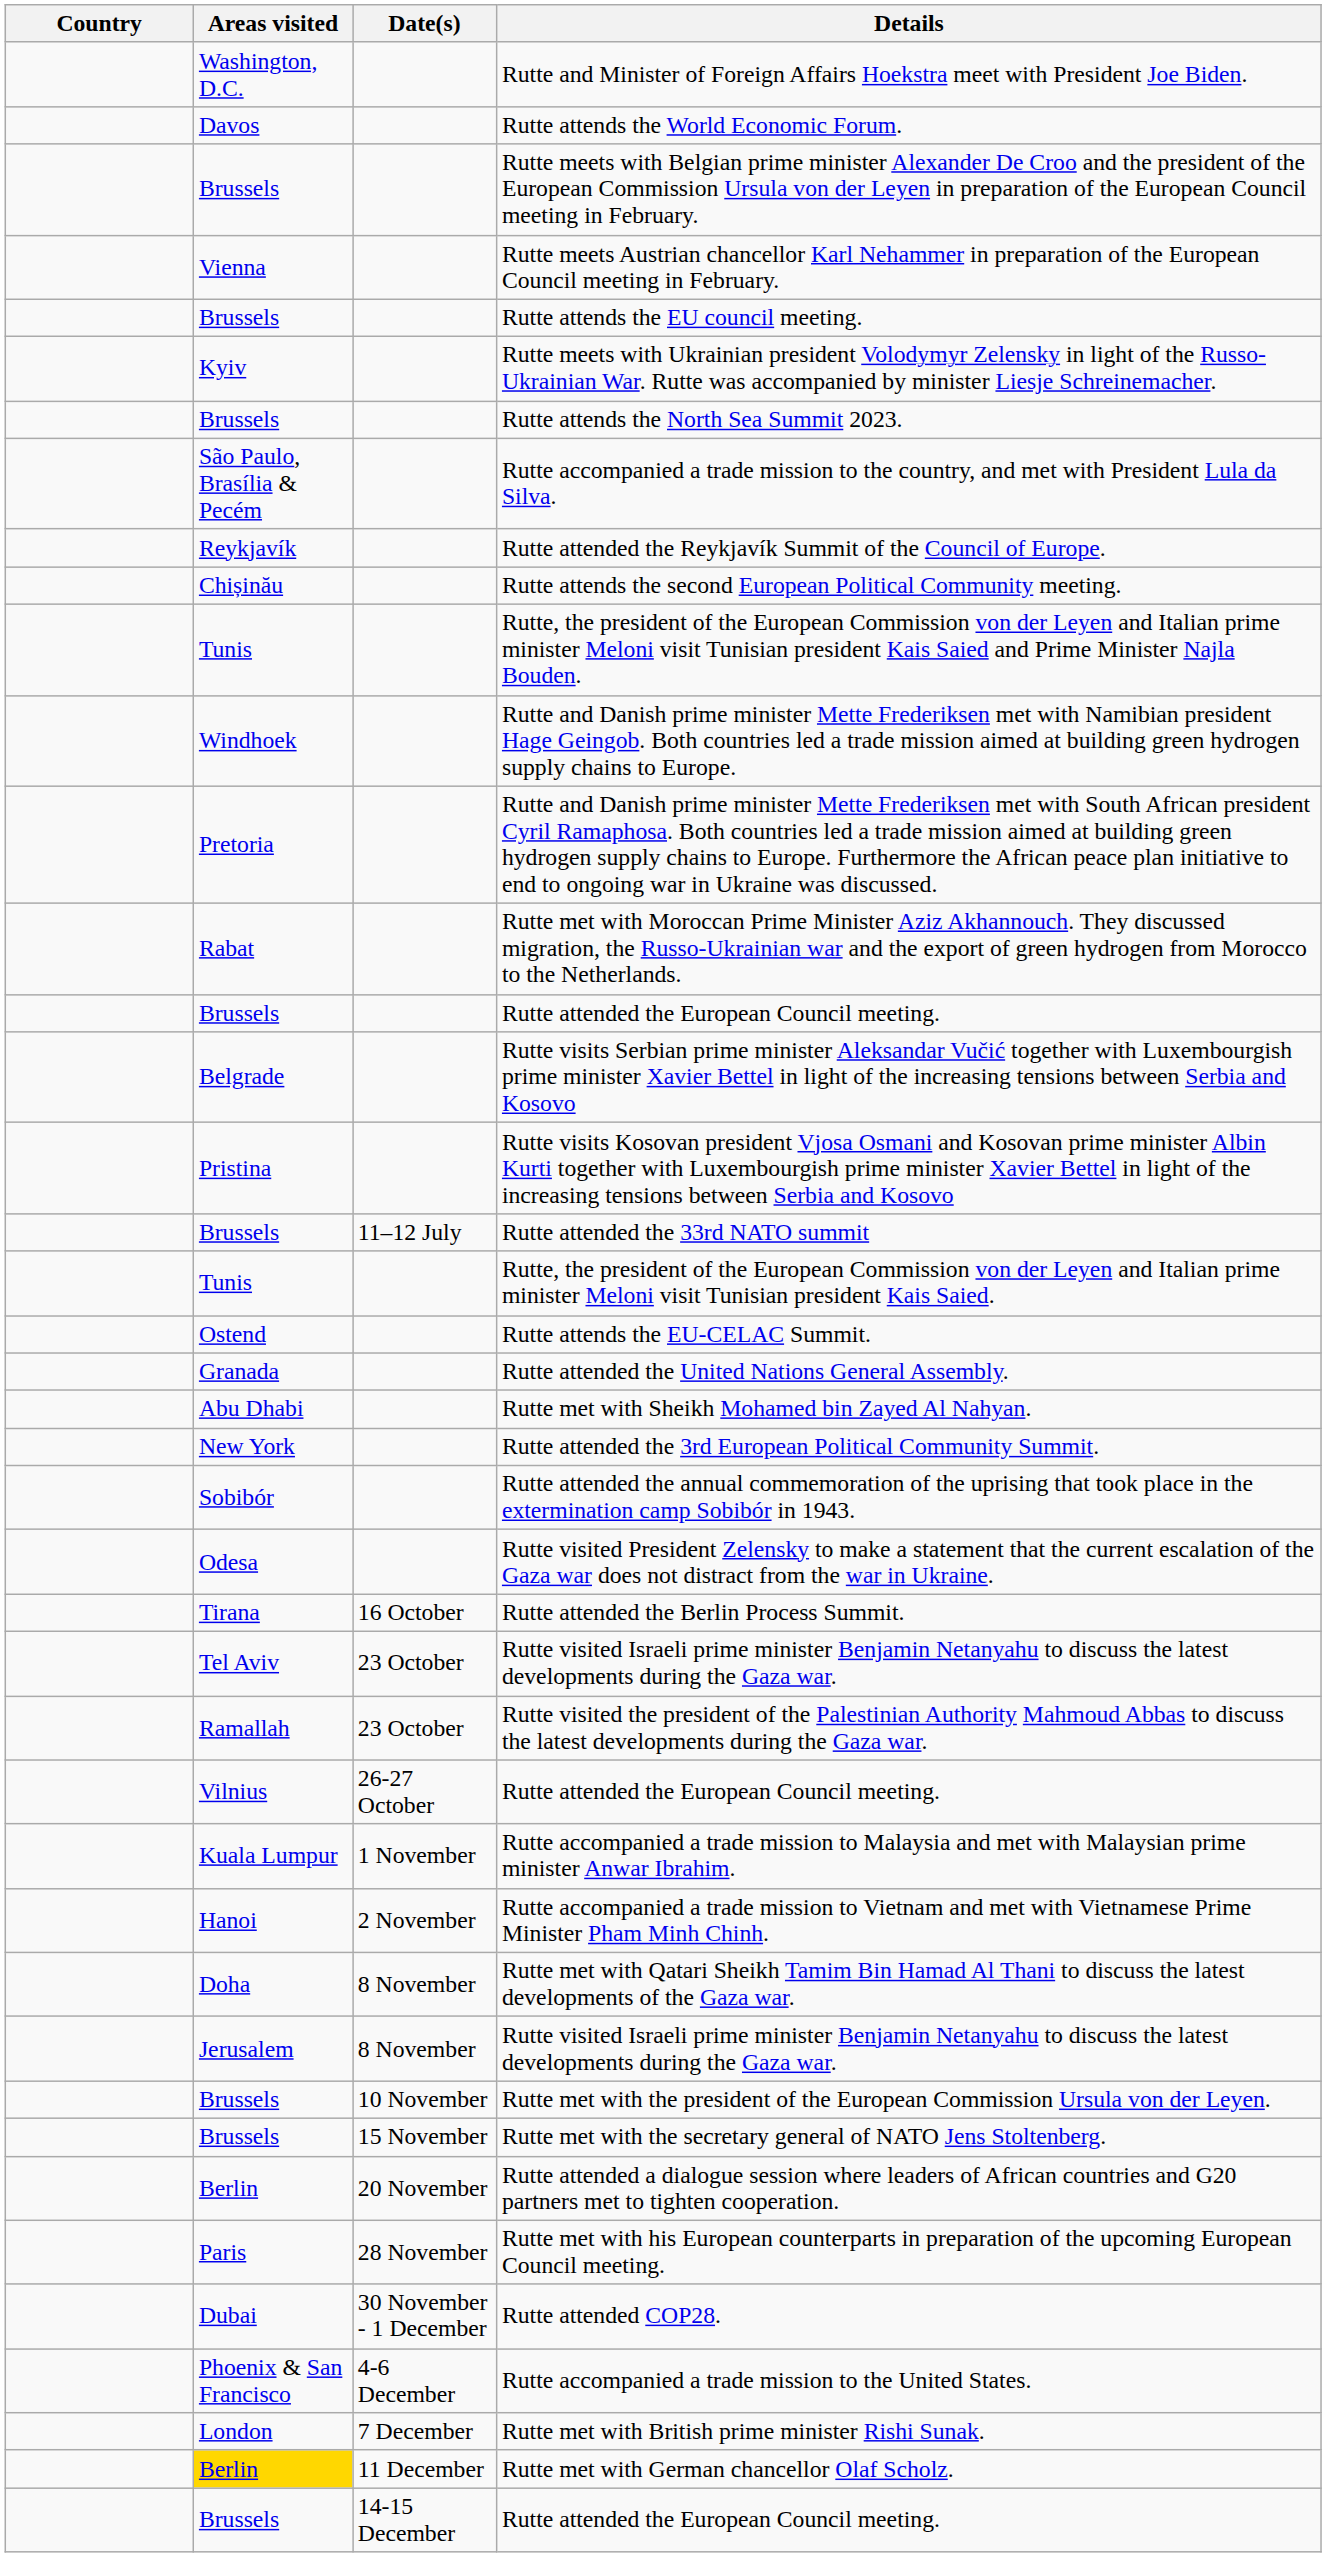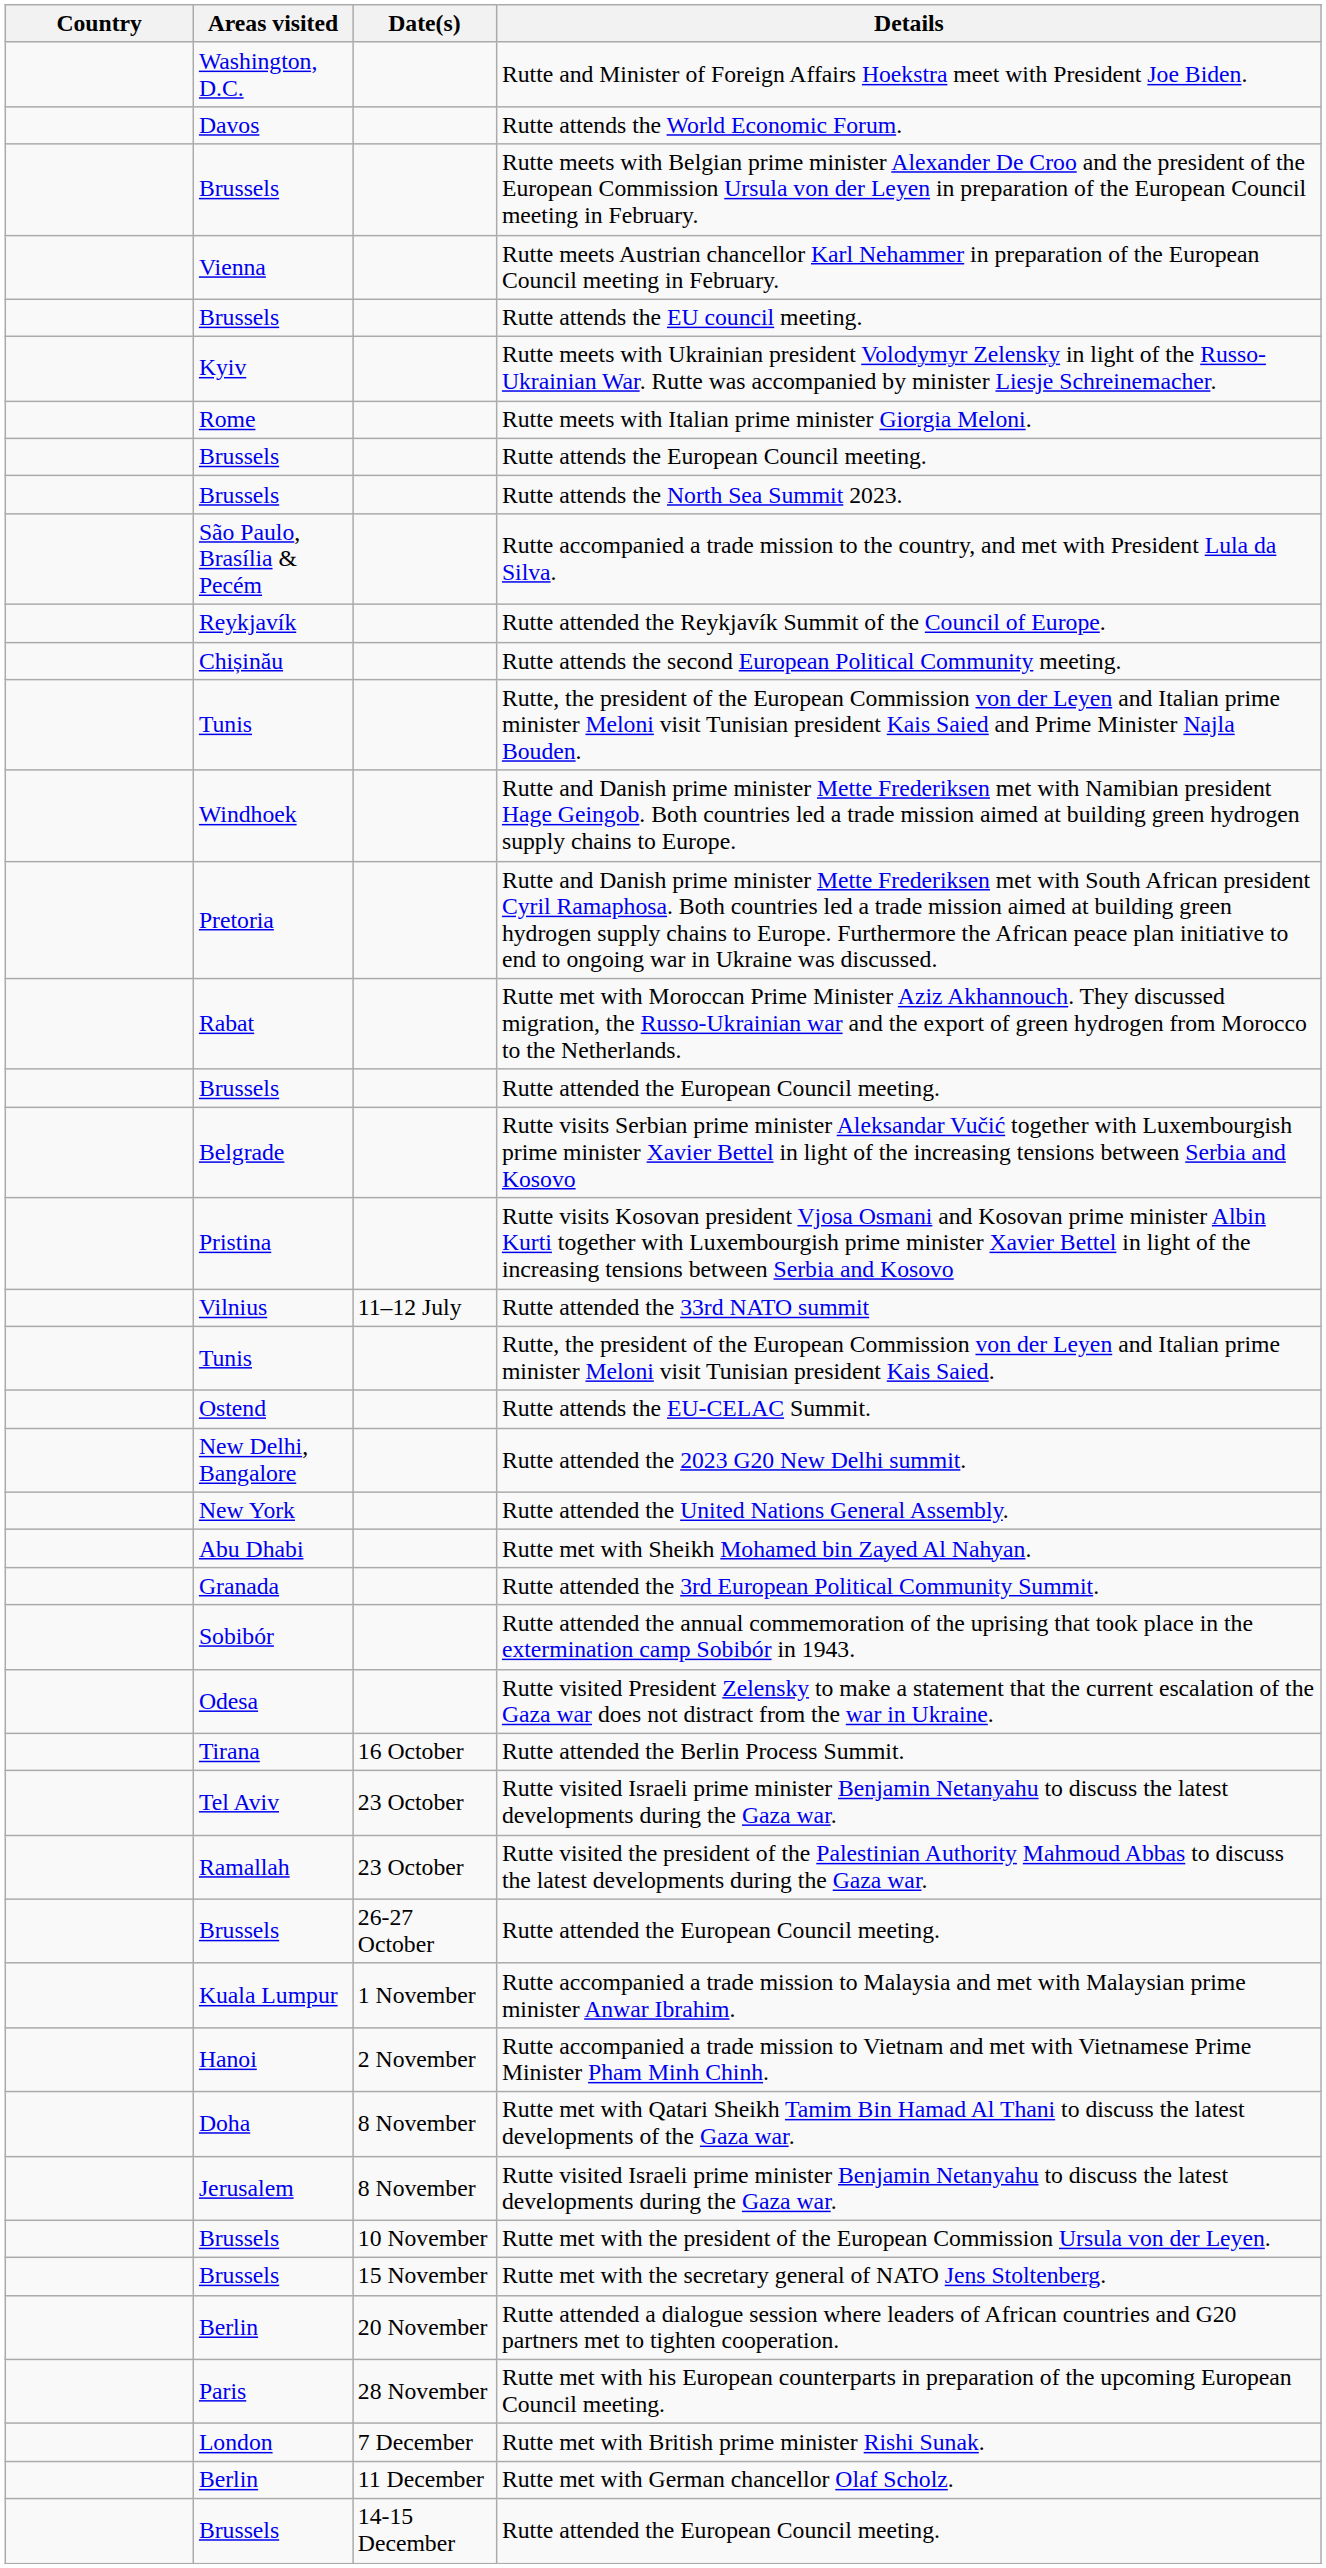+ row: (424, 420)
+ row: (424, 457)
(239, 1232) Brussels -> (233, 1307) Vilnius
+ row: (424, 1460)
(239, 1371) Granada -> (247, 1510) New York
(247, 1446) New York -> (239, 1585) Granada
(233, 1791) Vilnius -> (239, 1930) Brussels
- row: (423, 2316)
- row: (406, 2380)
(229, 2468) gold background -> (229, 2479) no background
